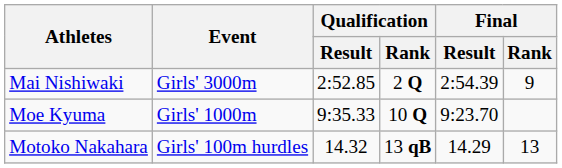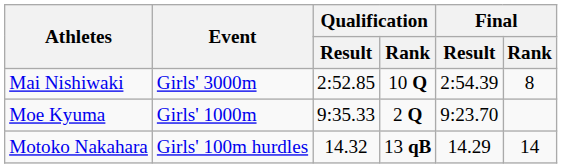(408, 83) 2 Q -> (408, 83) 10 Q
(530, 83) 9 -> (530, 83) 8
(408, 115) 10 Q -> (408, 115) 2 Q
(530, 147) 13 -> (530, 147) 14
